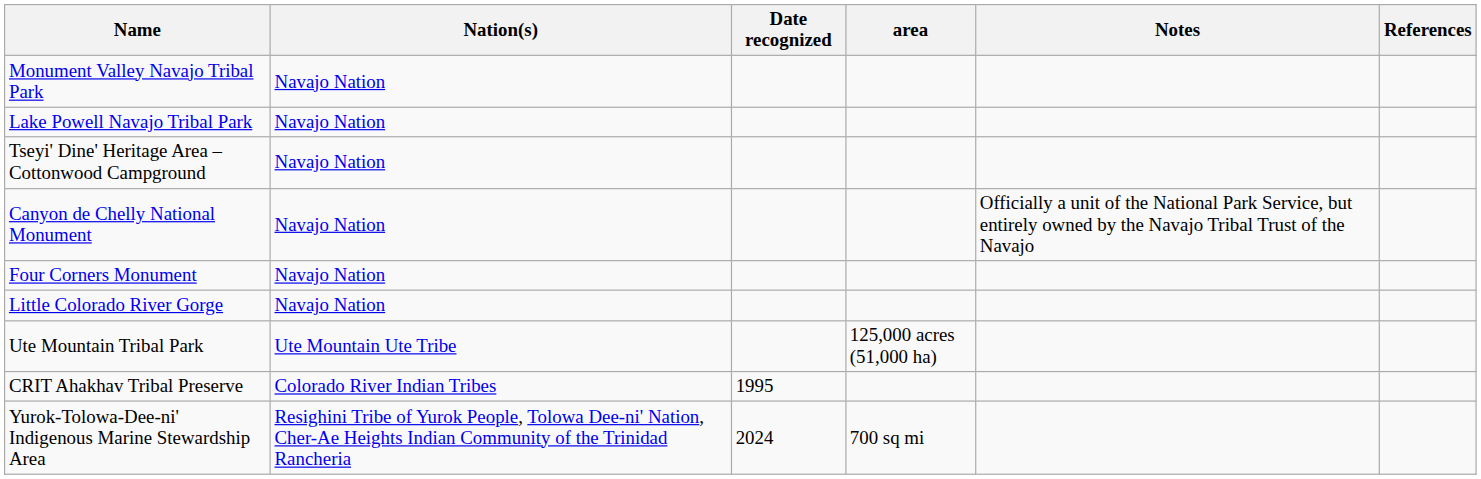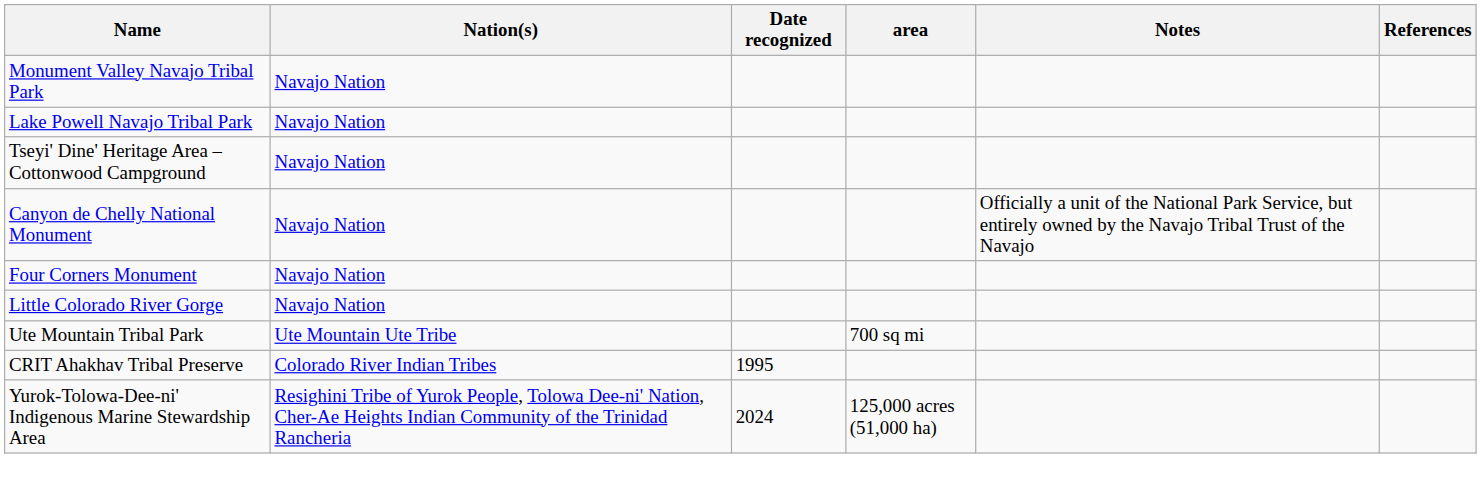(902, 345) 125,000 acres (51,000 ha) -> (887, 335) 700 sq mi
(887, 437) 700 sq mi -> (902, 416) 125,000 acres (51,000 ha)
